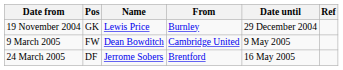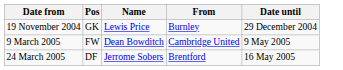- column: (329, 12)
